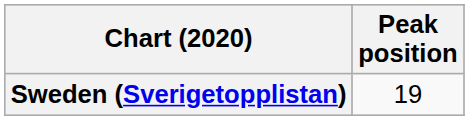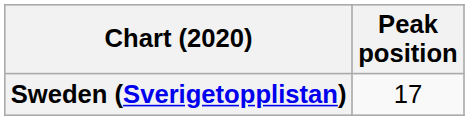(408, 94) 19 -> (408, 94) 17
